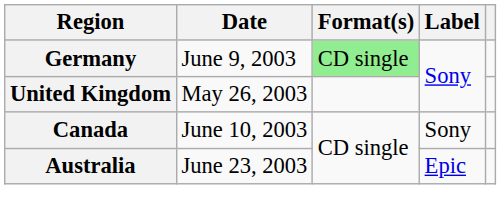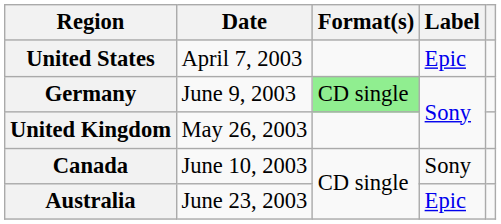+ row: (90, 58)
